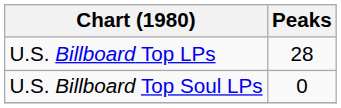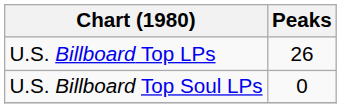(302, 53) 28 -> (302, 53) 26
